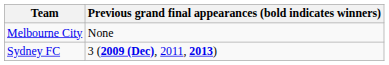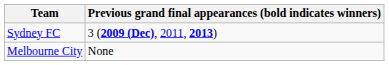rows swapped: (45, 32) <-> (34, 51)
